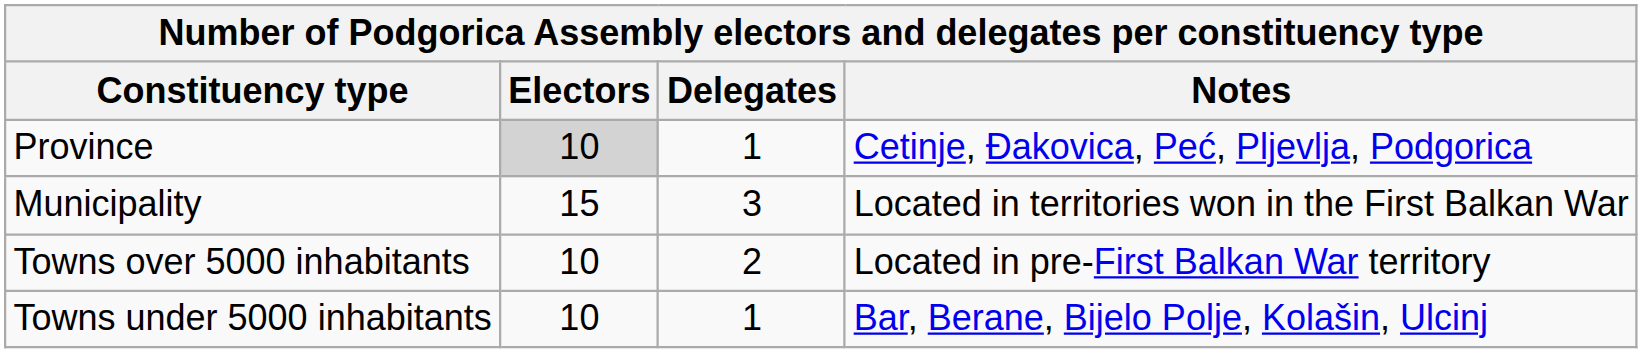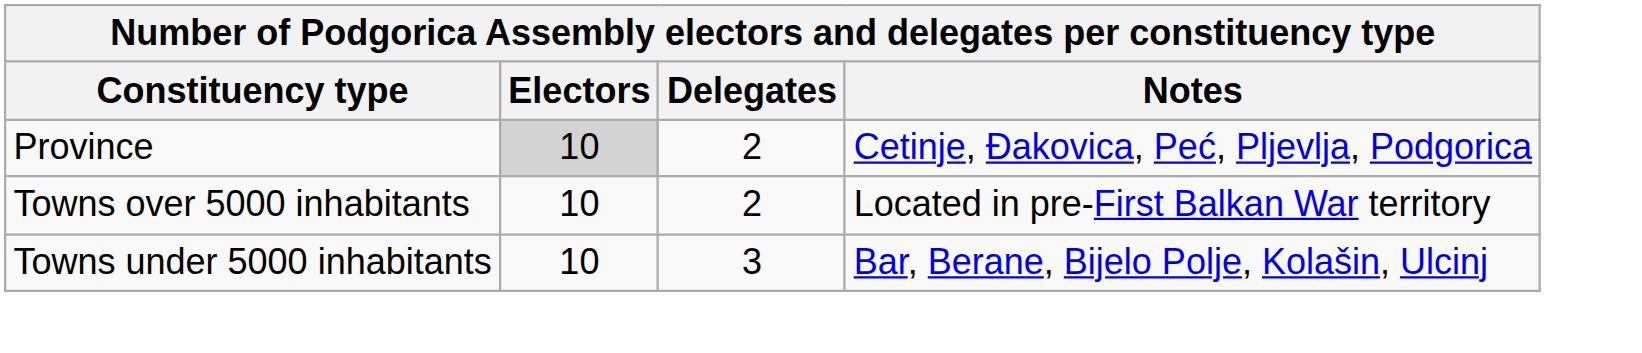(752, 147) 1 -> (752, 147) 2
- row: (107, 204)
(752, 318) 1 -> (752, 261) 3
